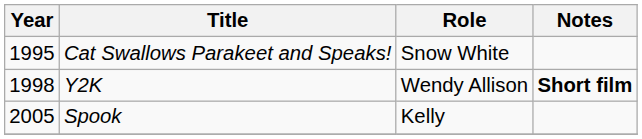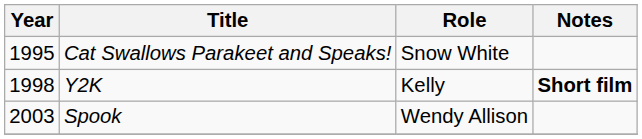(464, 85) Wendy Allison -> (423, 85) Kelly
(32, 117) 2005 -> (32, 117) 2003
(423, 117) Kelly -> (464, 117) Wendy Allison
